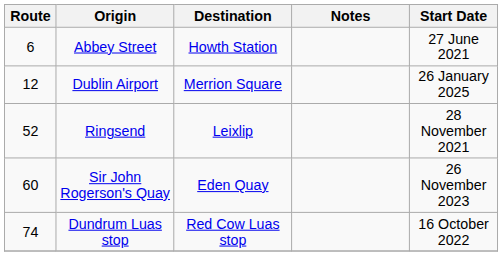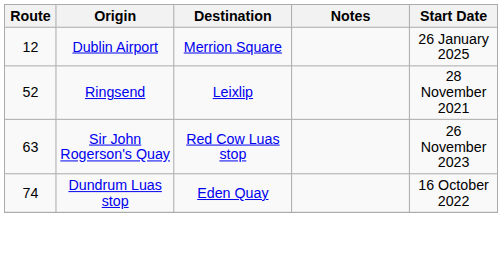- row: (115, 47)
(30, 185) 60 -> (30, 147) 63
(233, 185) Eden Quay -> (233, 147) Red Cow Luas stop
(233, 232) Red Cow Luas stop -> (233, 193) Eden Quay
